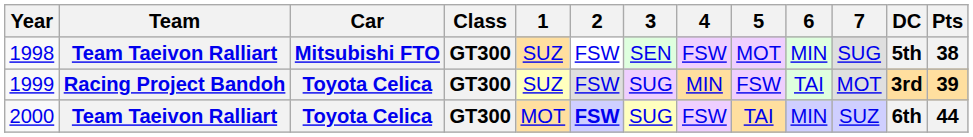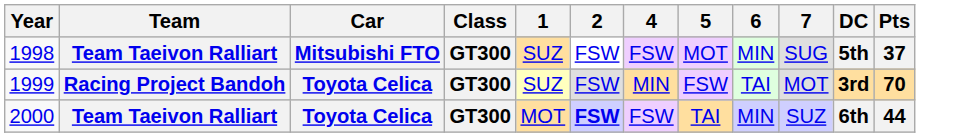- column: (651, 21)
(948, 53) 38 -> (894, 53) 37
(948, 85) 39 -> (894, 85) 70
